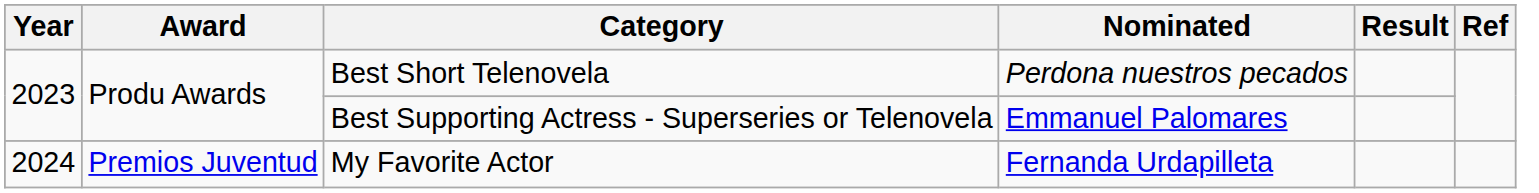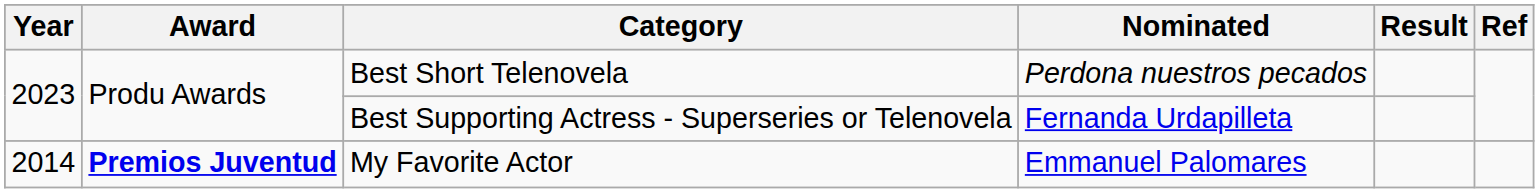(1147, 118) Emmanuel Palomares -> (1159, 118) Fernanda Urdapilleta
(43, 163) 2024 -> (43, 163) 2014
(203, 163) normal -> (213, 163) bold
(1140, 163) Fernanda Urdapilleta -> (1166, 163) Emmanuel Palomares
